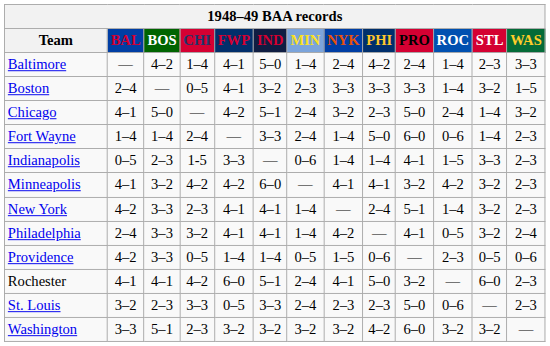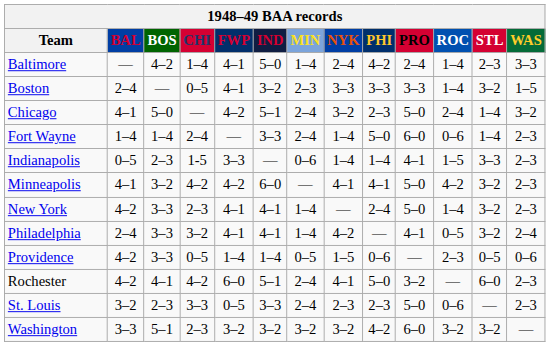(414, 185) 3–2 -> (414, 185) 5–0
(414, 209) 5–1 -> (414, 209) 5–0
(126, 281) 4–1 -> (126, 281) 4–2
